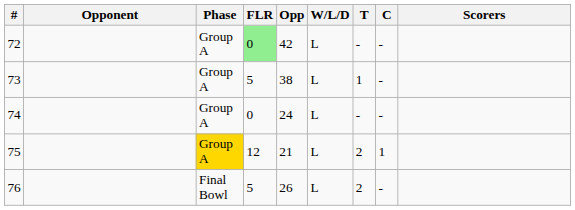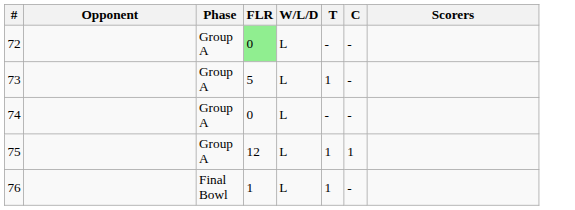- column: (292, 15)
(216, 151) gold background -> (216, 151) no background
(359, 151) 2 -> (328, 151) 1
(250, 187) 5 -> (250, 187) 1
(359, 187) 2 -> (328, 187) 1
